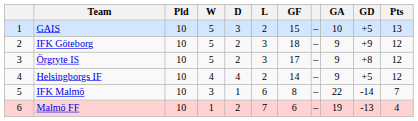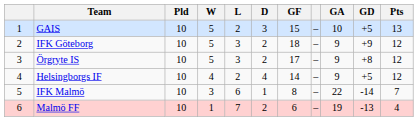columns swapped: (238, 12) <-> (265, 12)
